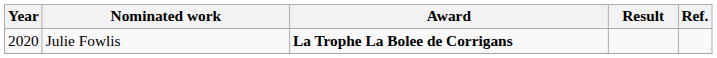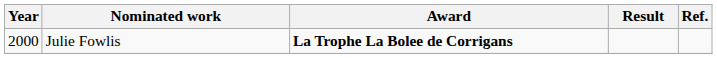(23, 41) 2020 -> (23, 41) 2000
